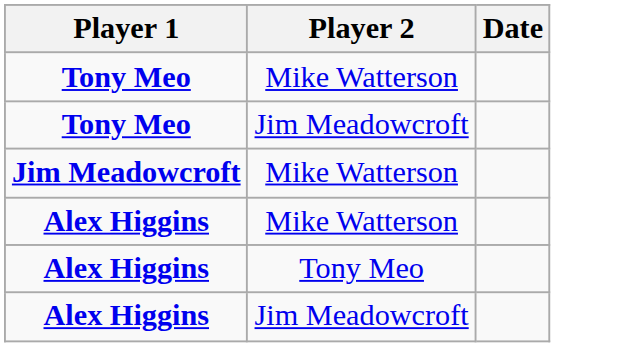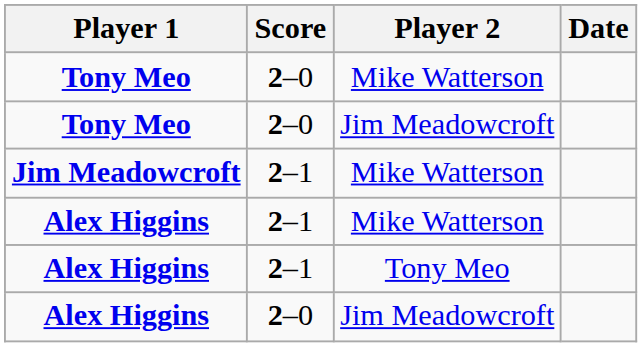+ column: (290, 28)
